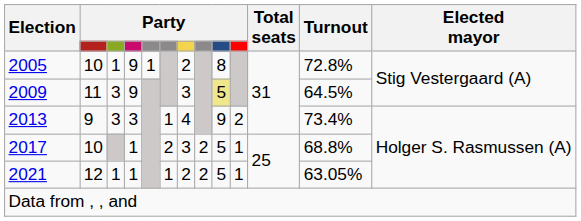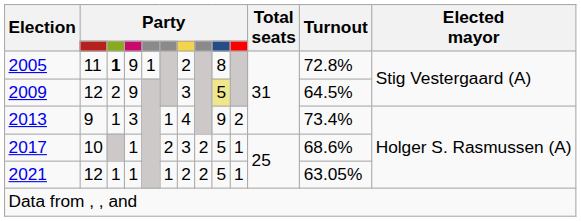(93, 65) 10 -> (93, 65) 11
(116, 65) normal -> (116, 65) bold
(93, 92) 11 -> (93, 92) 12
(116, 92) 3 -> (116, 92) 2
(116, 119) 3 -> (116, 119) 1
(328, 147) 68.8% -> (328, 147) 68.6%
